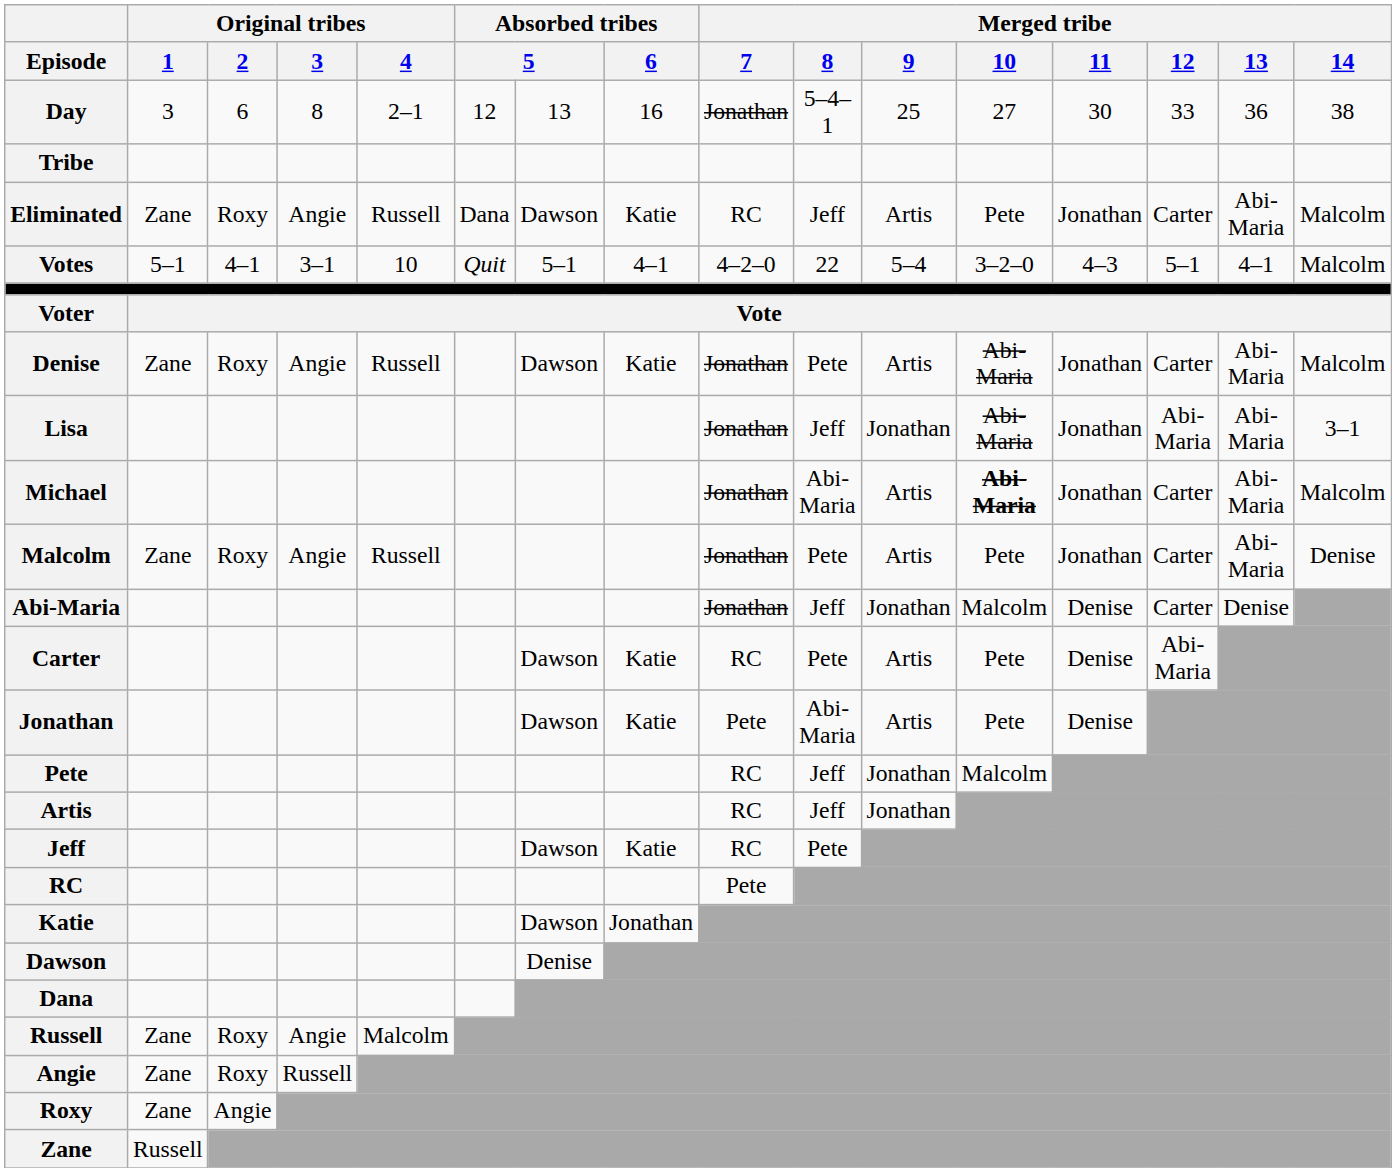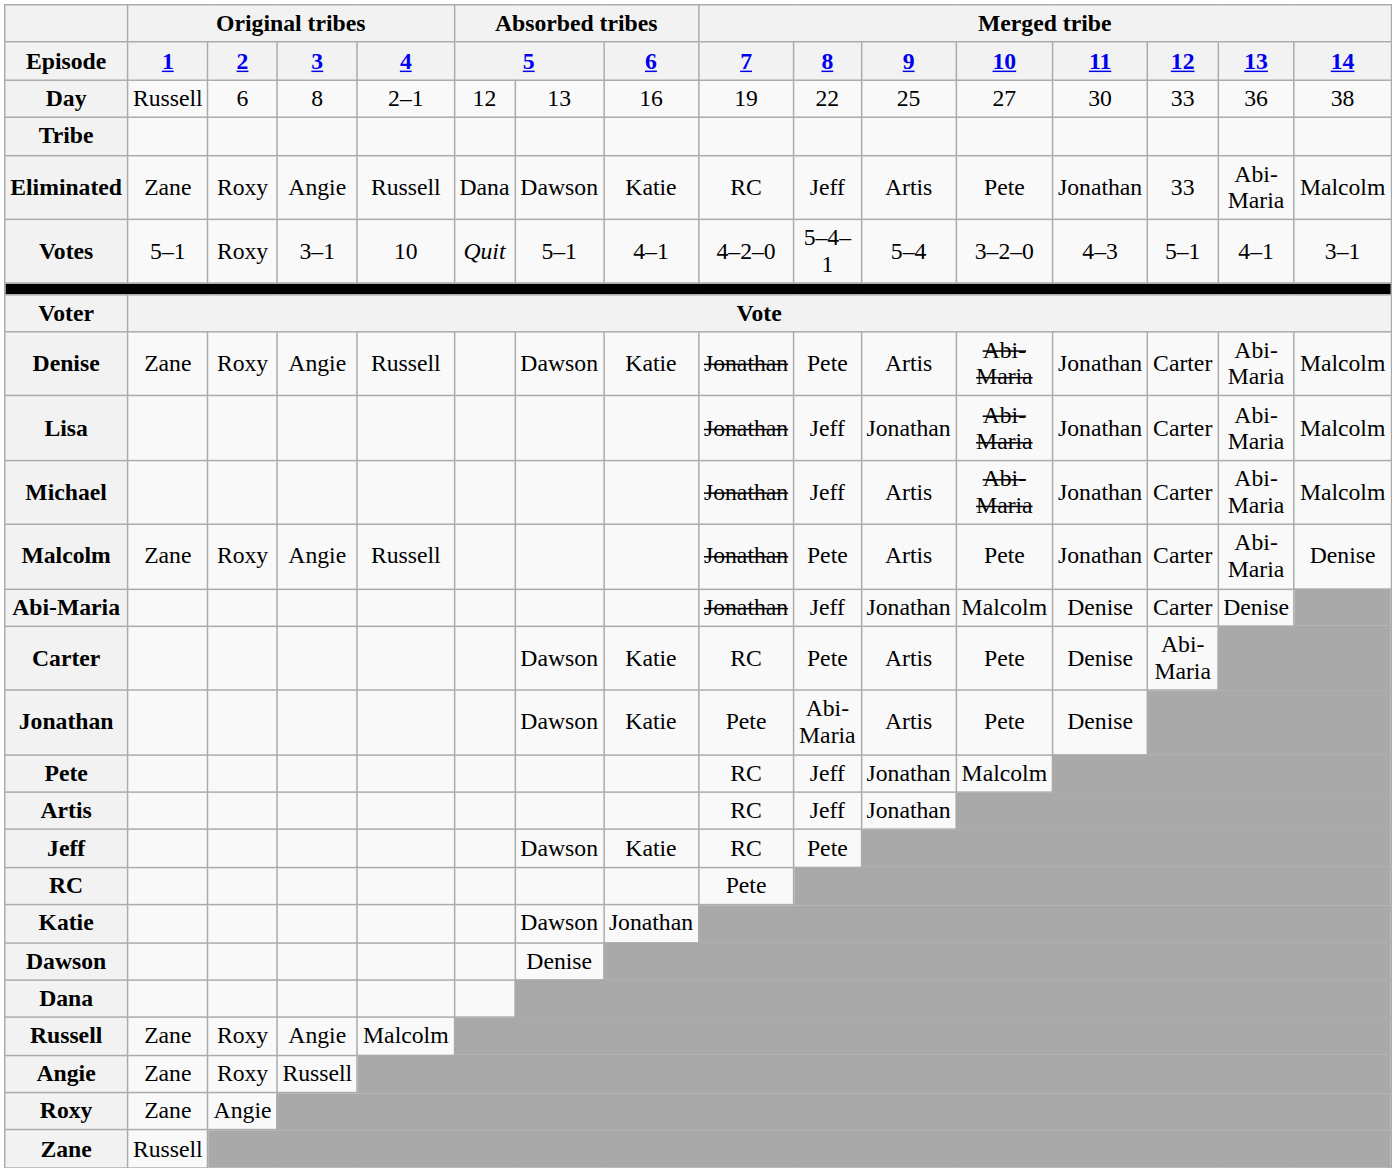(168, 111) 3 -> (168, 98) Russell
(746, 111) Jonathan -> (746, 98) 19
(827, 111) 5–4–1 -> (827, 98) 22
(1183, 213) Carter -> (1183, 186) 33
(243, 264) 4–1 -> (243, 251) Roxy
(827, 264) 22 -> (827, 251) 5–4–1
(1343, 264) Malcolm -> (1343, 251) 3–1
(1183, 427) Abi-Maria -> (1183, 427) Carter
(1343, 427) 3–1 -> (1343, 427) Malcolm
(827, 492) Abi-Maria -> (827, 492) Jeff
(1004, 492) bold -> (1004, 492) normal
